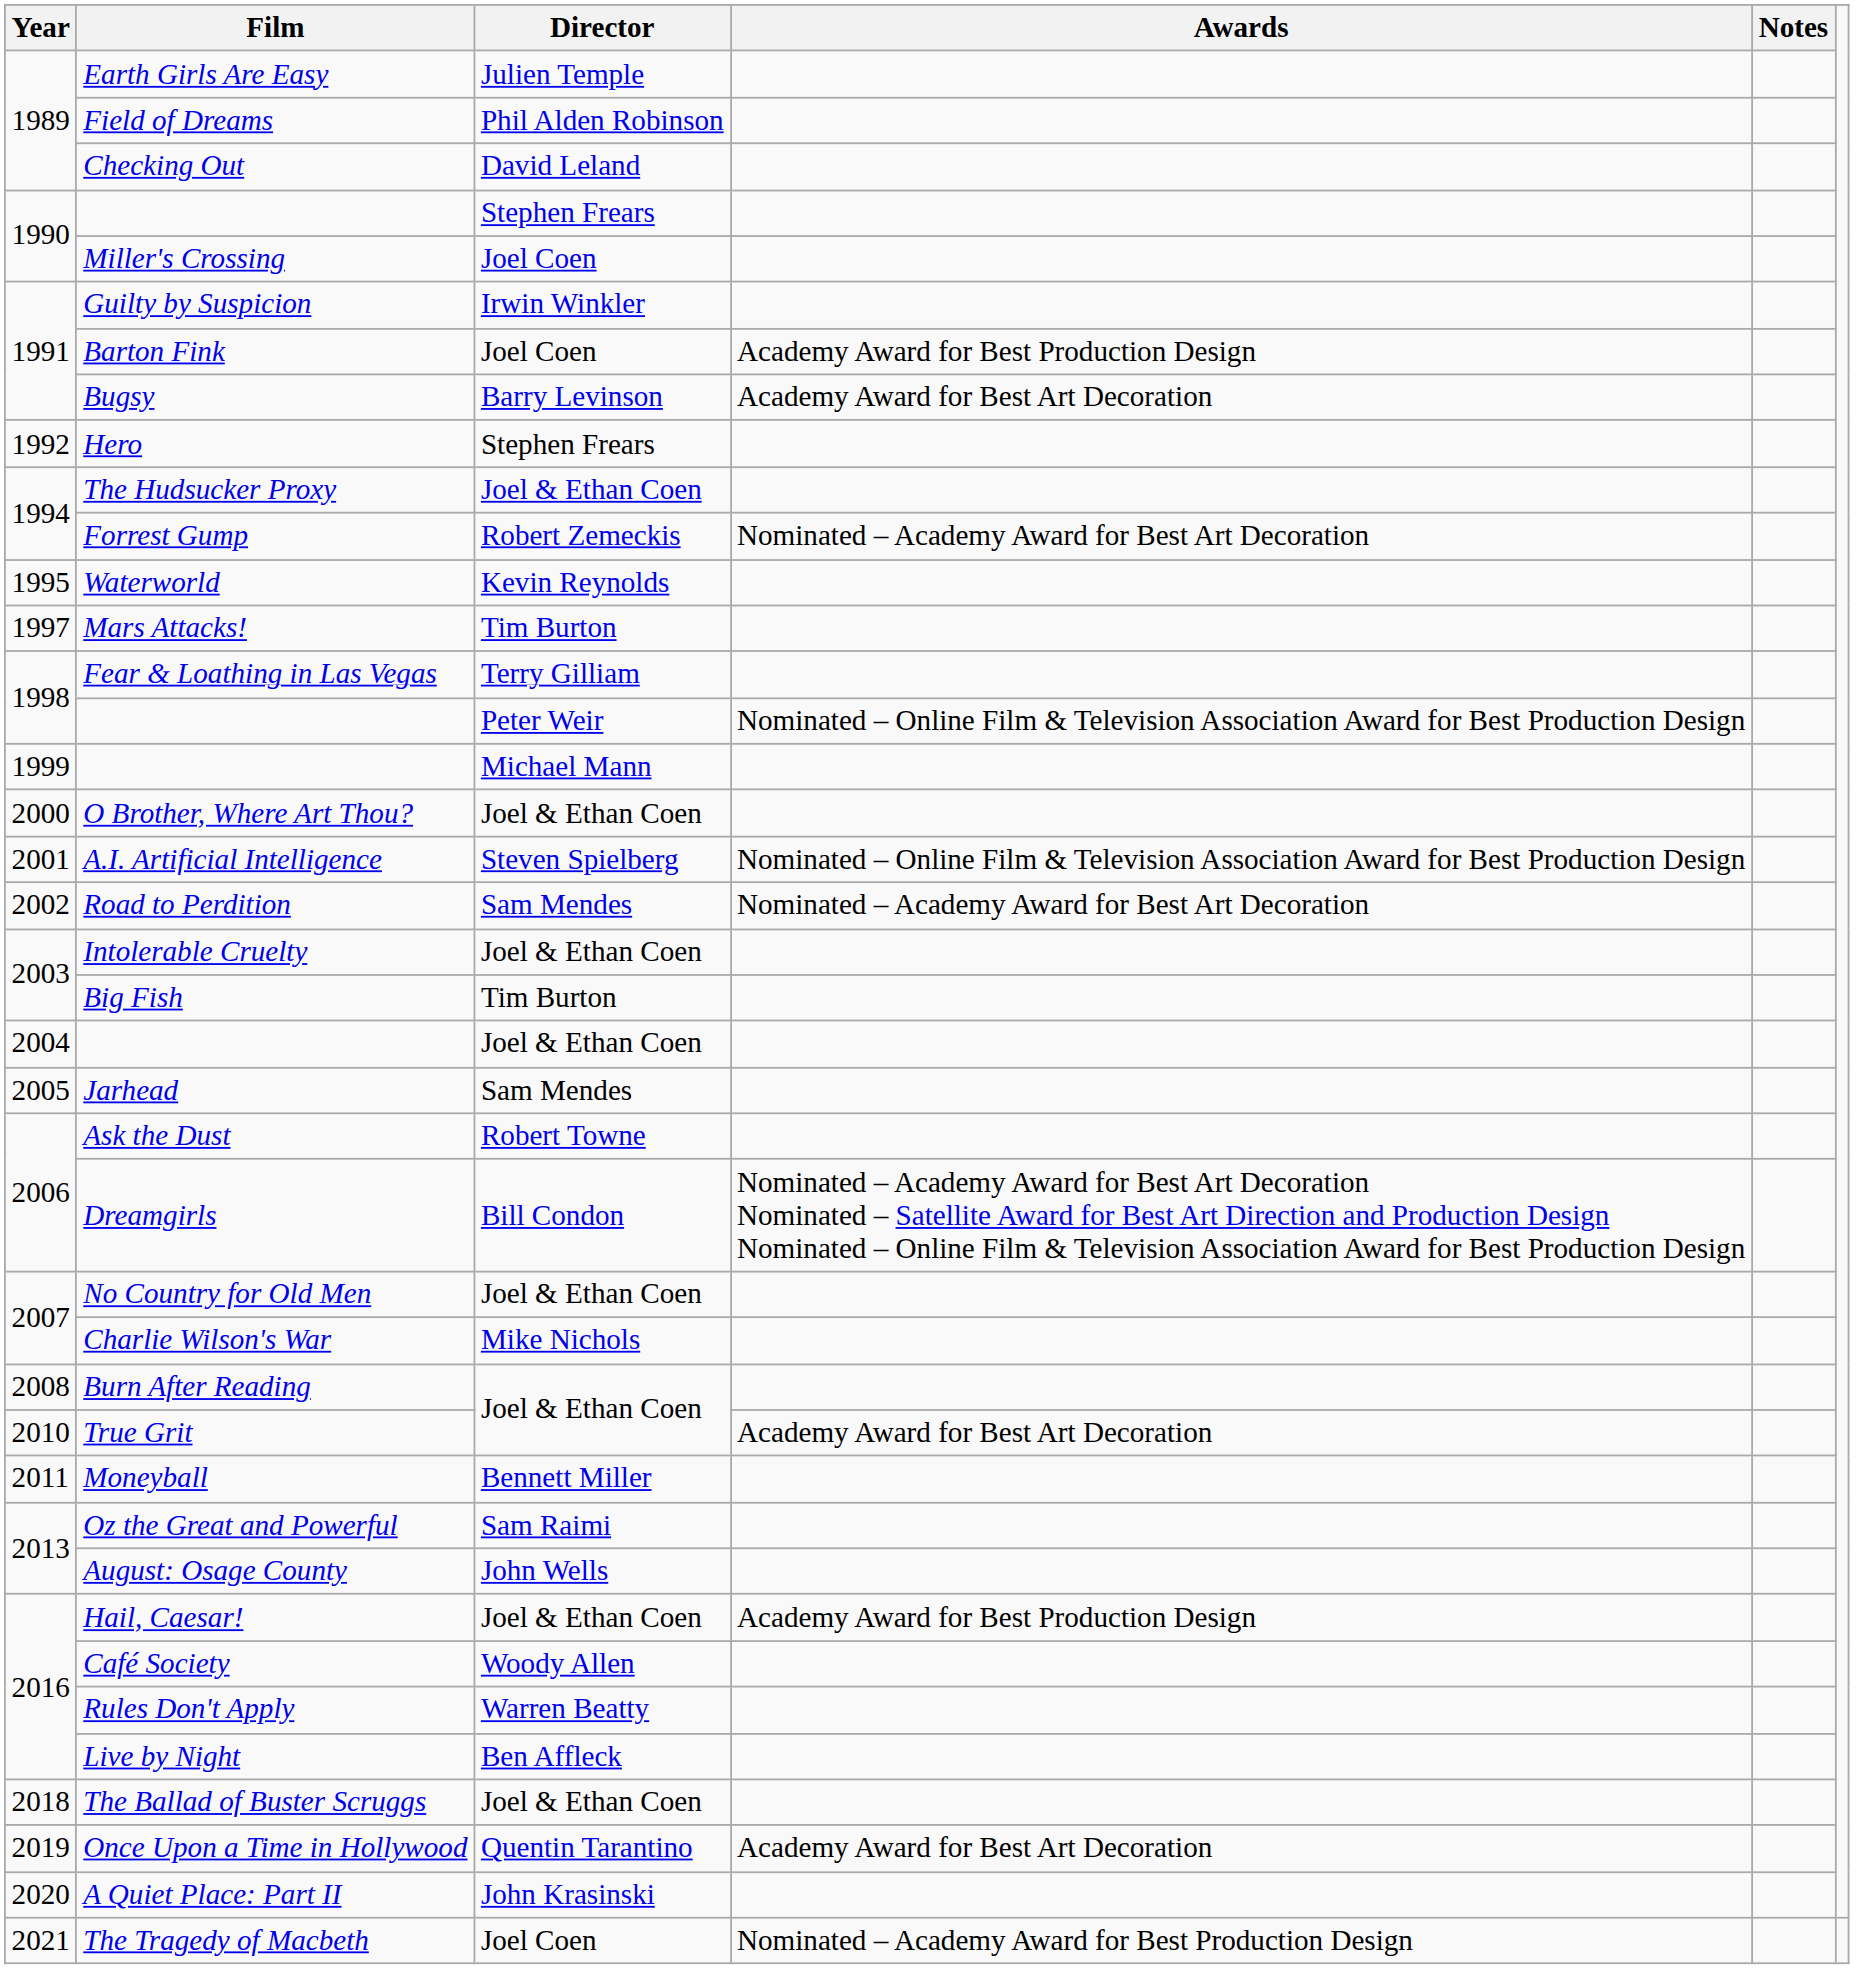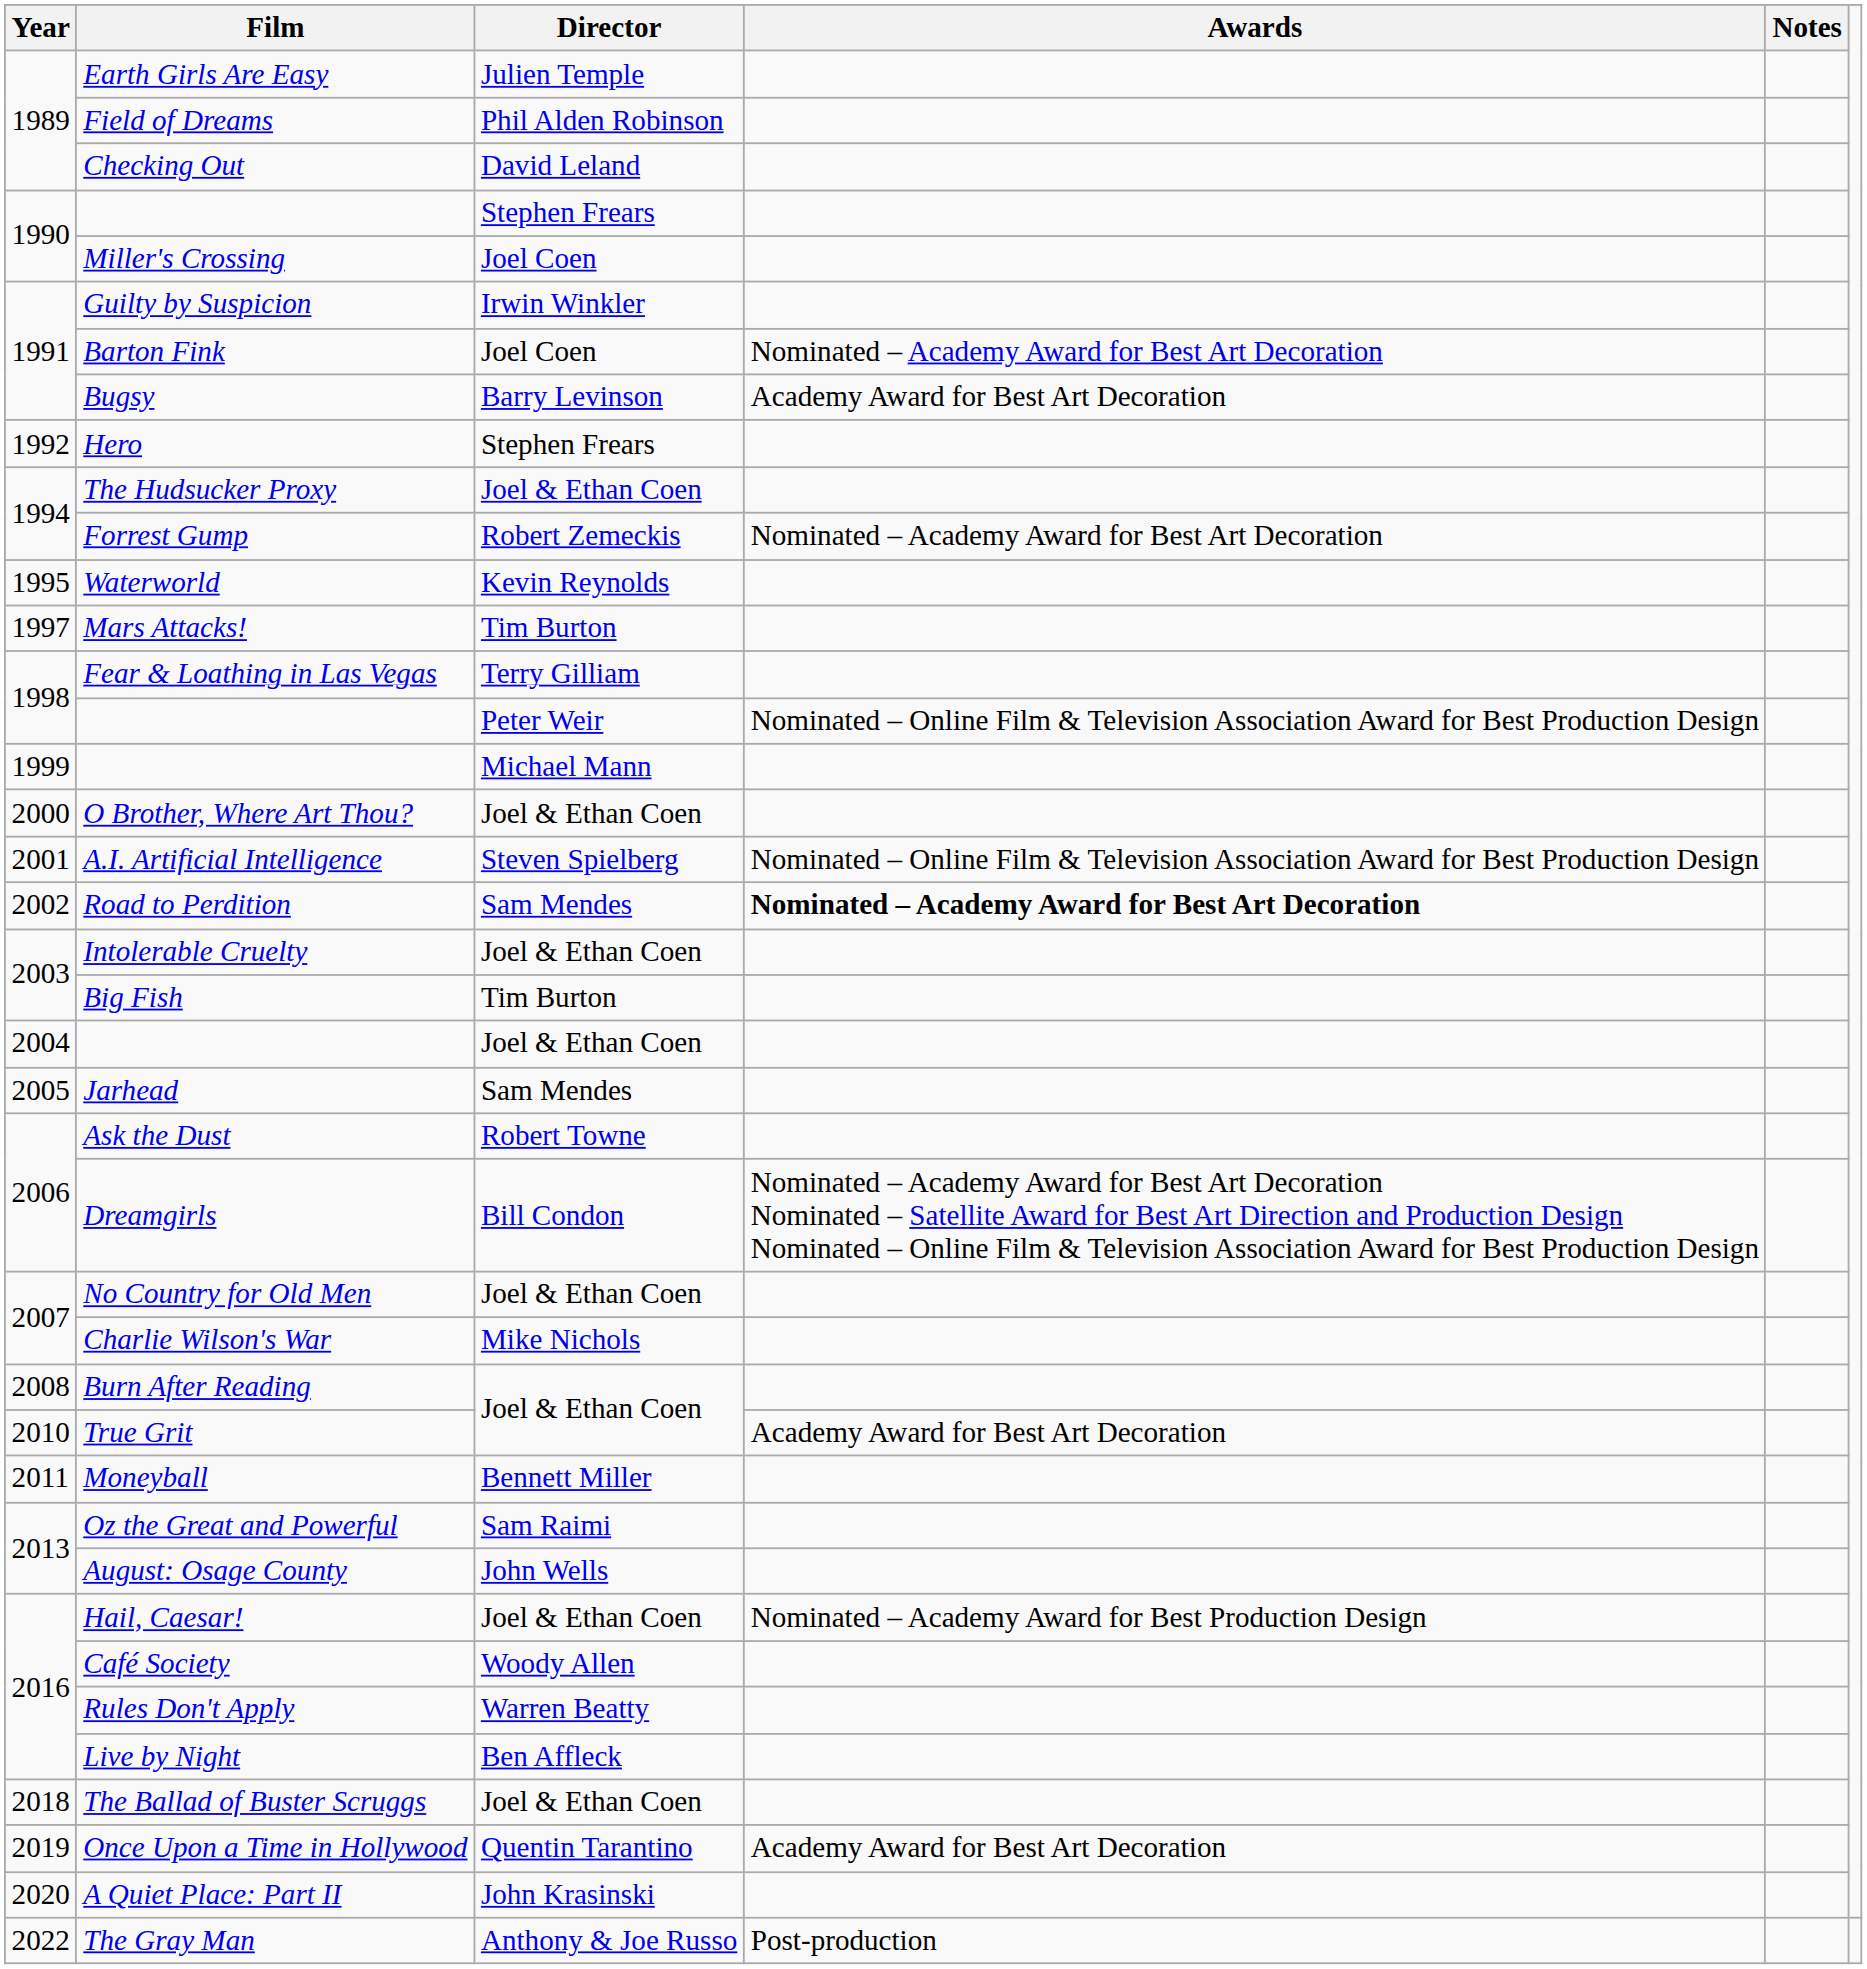(997, 350) Academy Award for Best Production Design -> (1067, 350) Nominated – Academy Award for Best Art Decoration
(1053, 905) normal -> (1085, 905) bold
(997, 1617) Academy Award for Best Production Design -> (1089, 1617) Nominated – Academy Award for Best Production Design
- row: (226, 1940)
+ row: (169, 1940)
